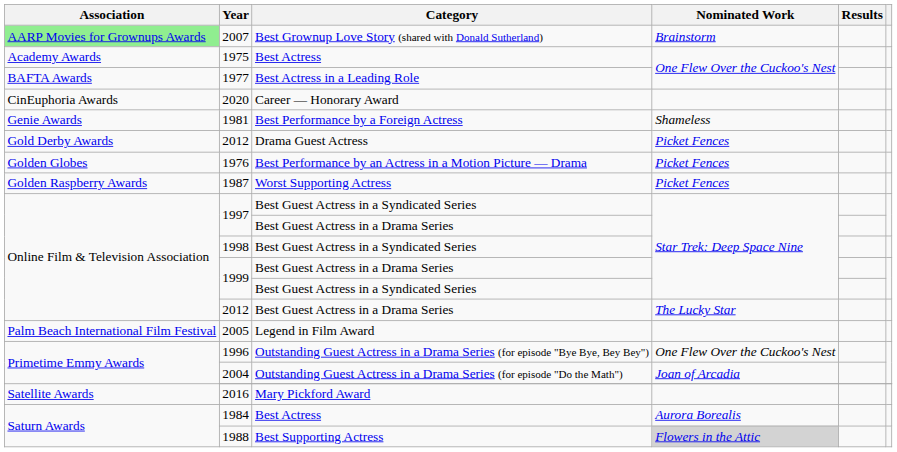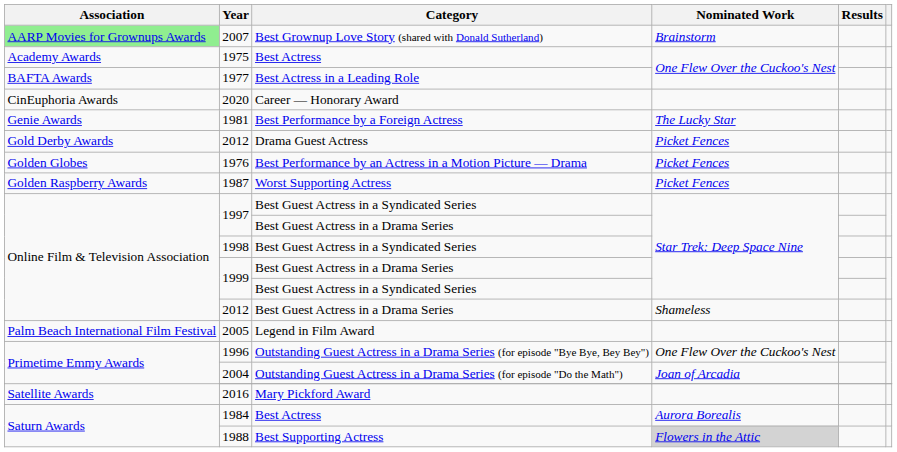(683, 120) Shameless -> (695, 120) The Lucky Star
(695, 309) The Lucky Star -> (683, 309) Shameless
